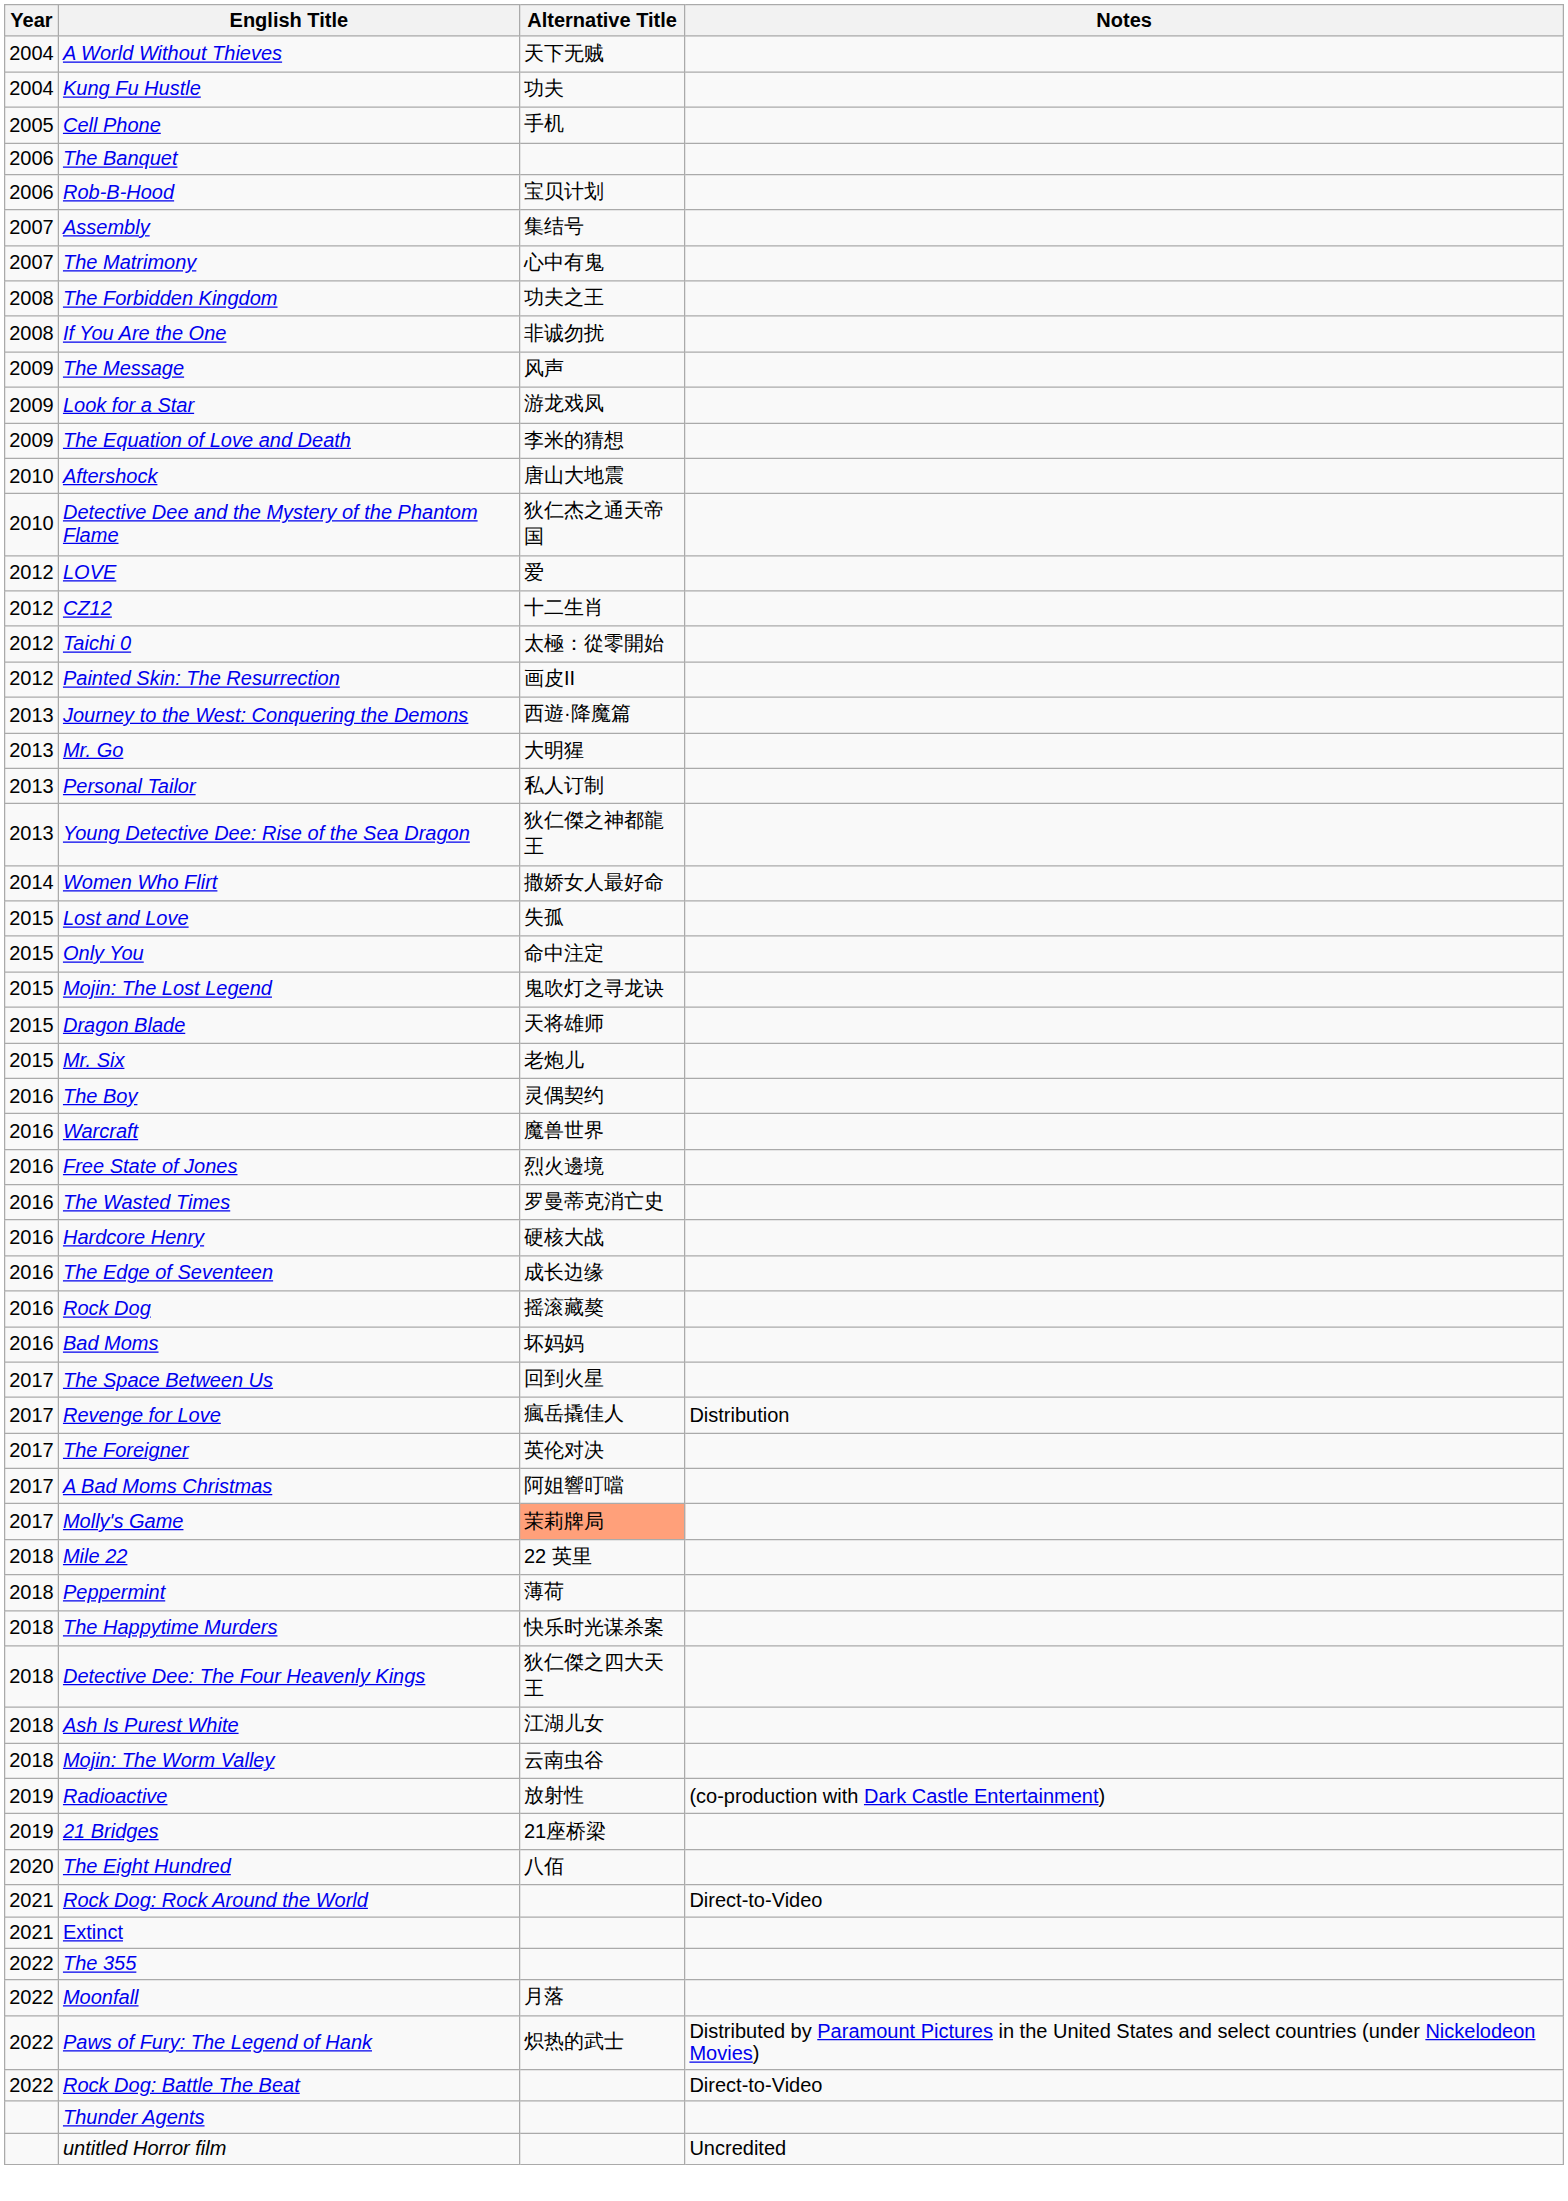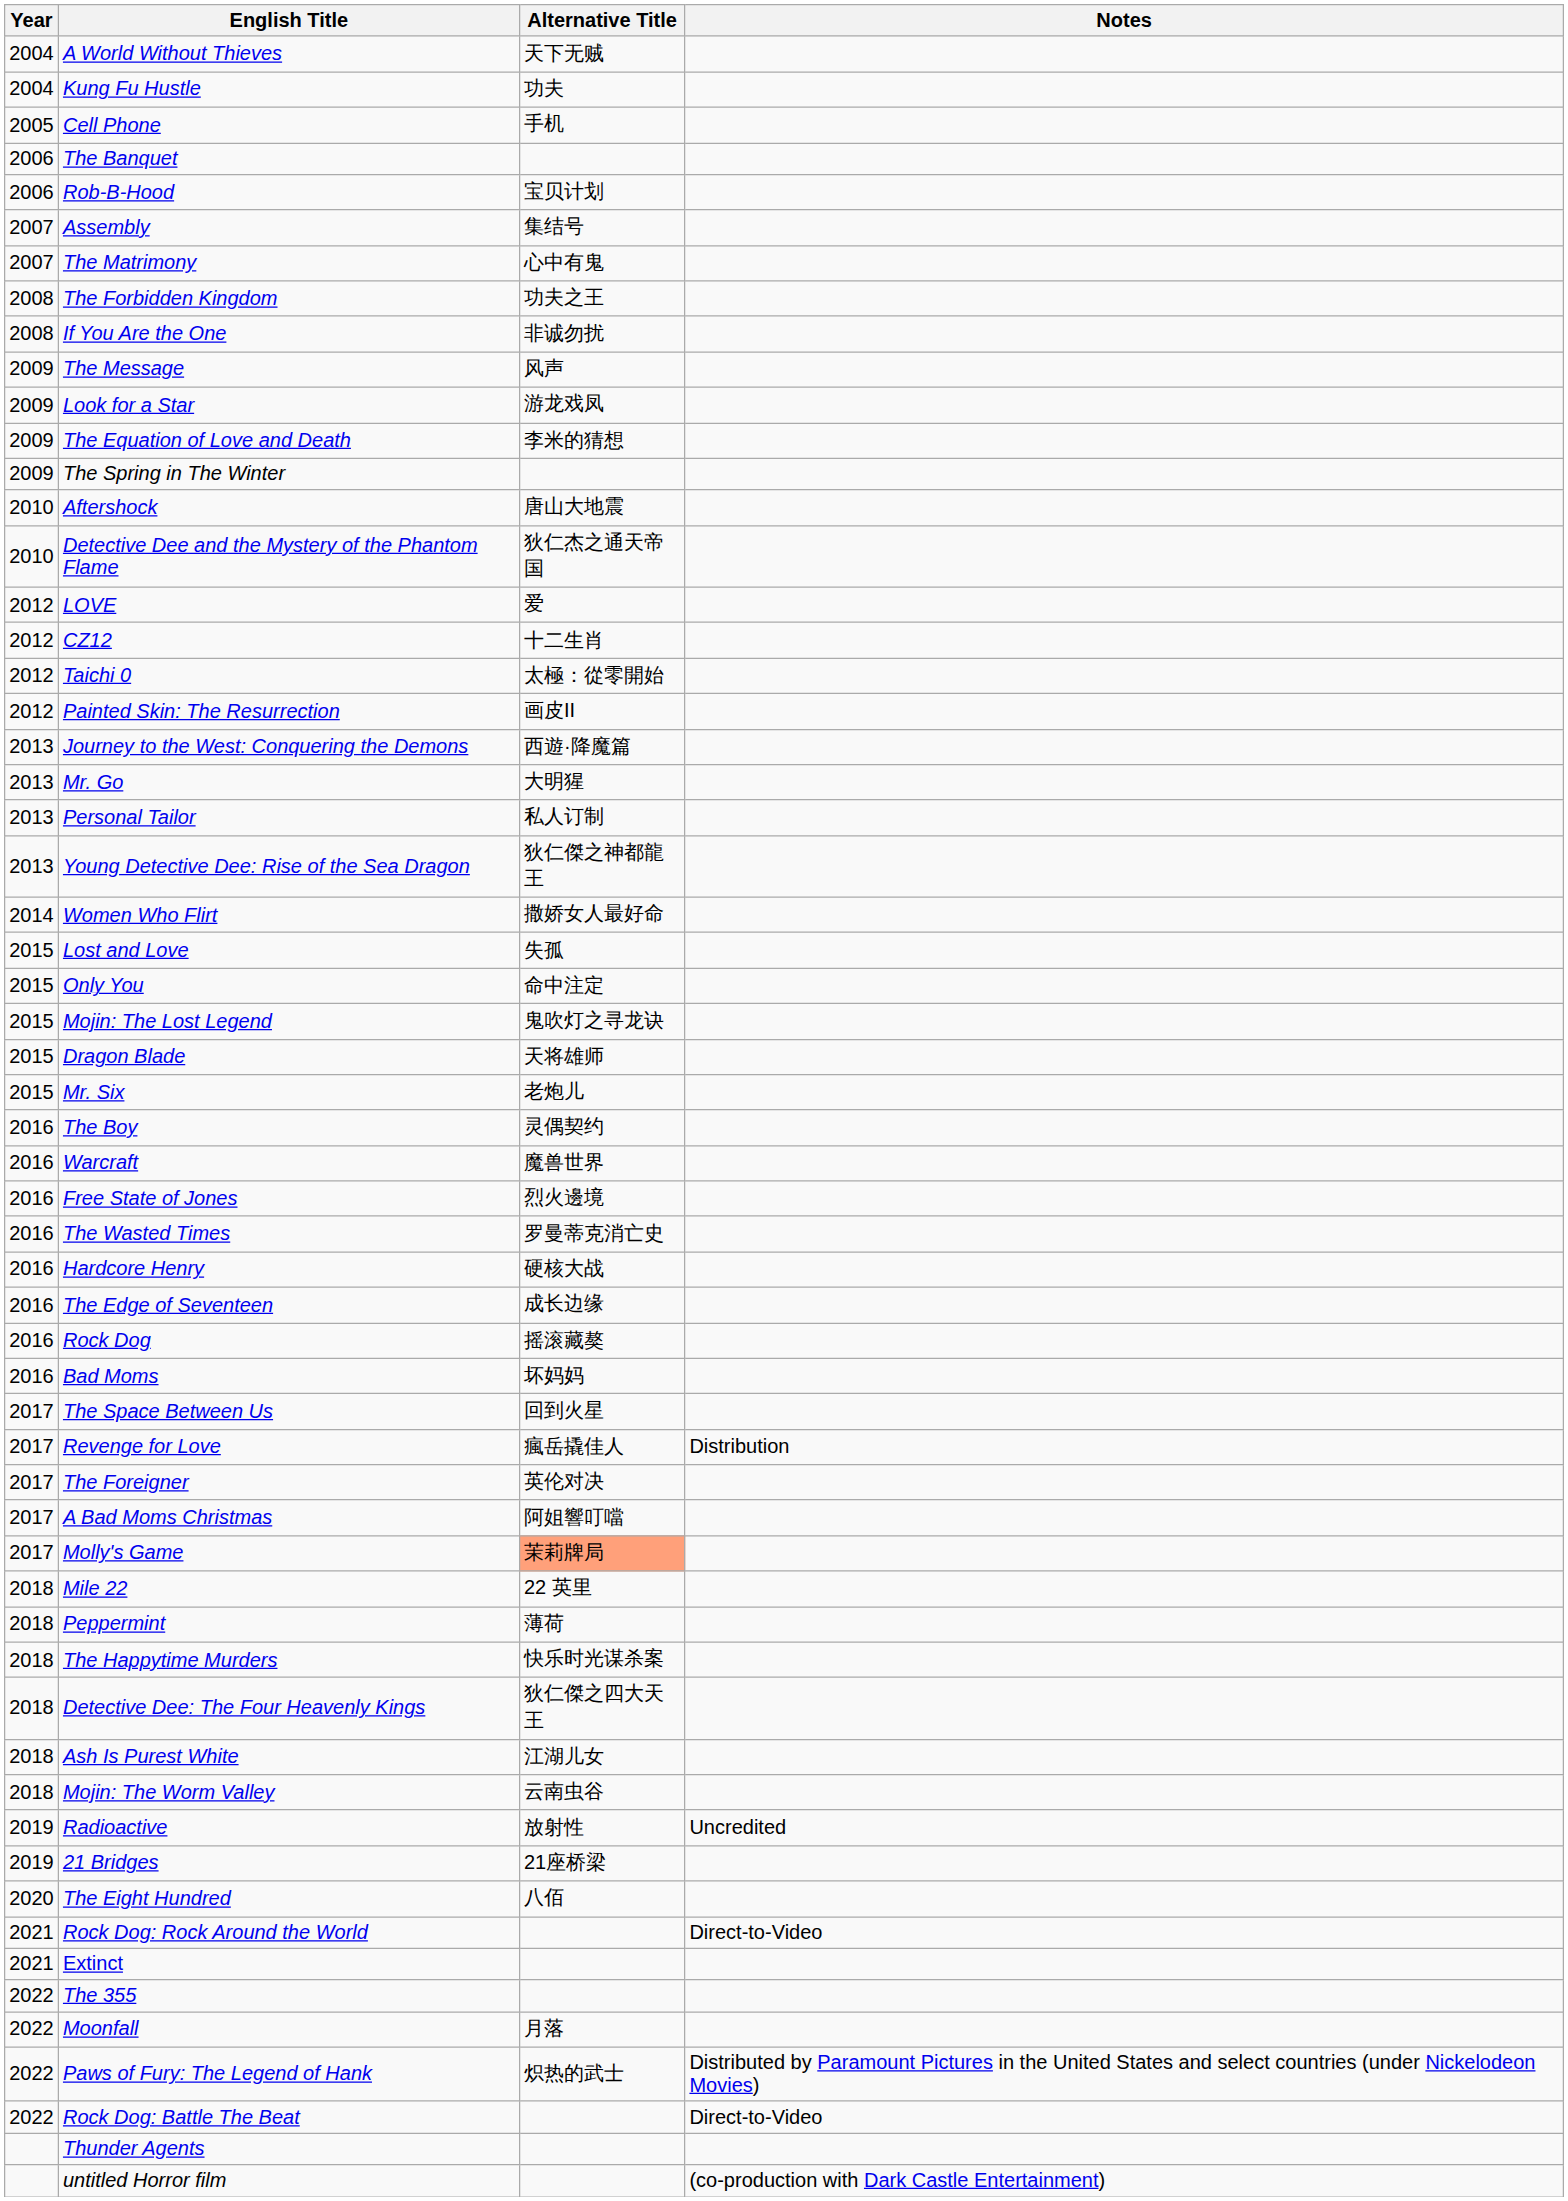+ row: (174, 473)
(897, 1795) (co-production with Dark Castle Entertainment) -> (738, 1827) Uncredited
(738, 2148) Uncredited -> (897, 2180) (co-production with Dark Castle Entertainment)
